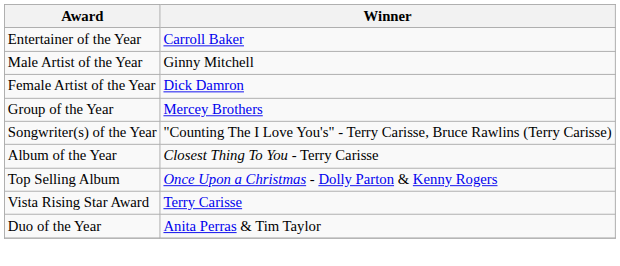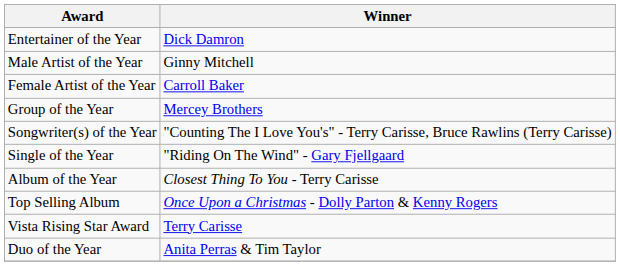(204, 39) Carroll Baker -> (204, 39) Dick Damron
(204, 86) Dick Damron -> (204, 86) Carroll Baker
+ row: (61, 156)
